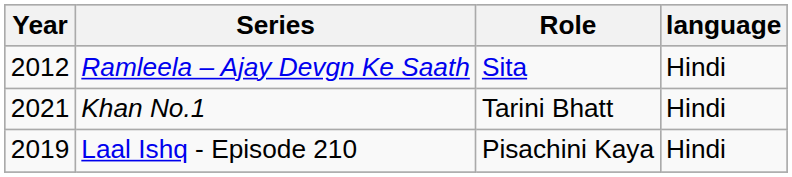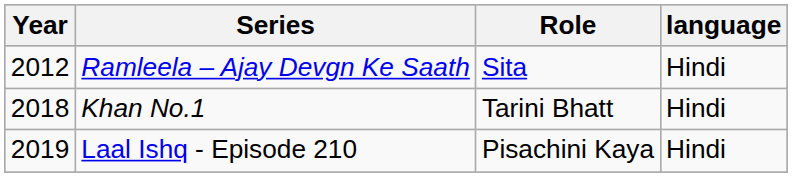(40, 108) 2021 -> (40, 108) 2018
